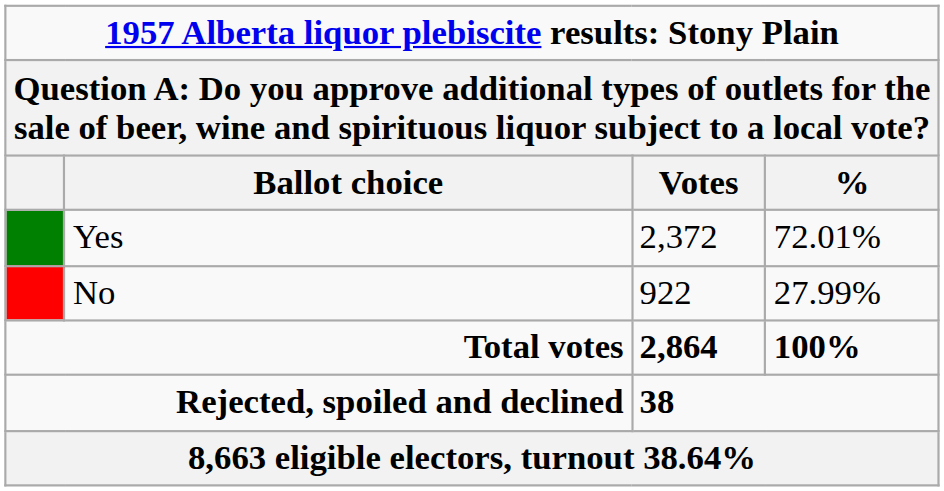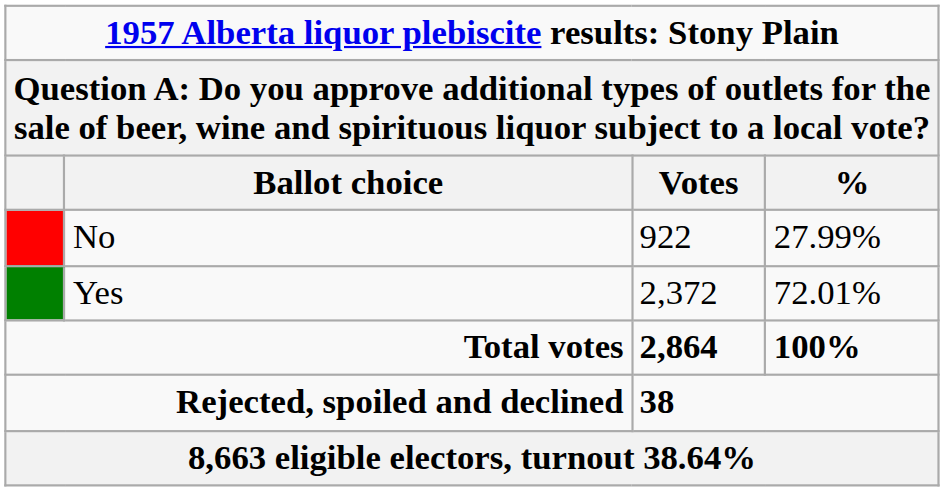rows swapped: (98, 237) <-> (94, 292)
